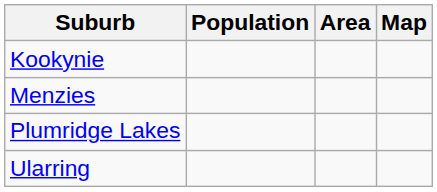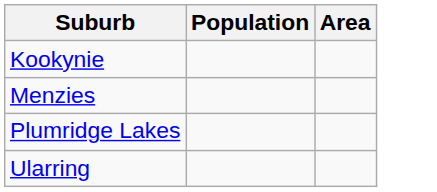- column: (404, 22)
